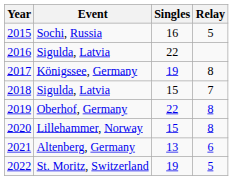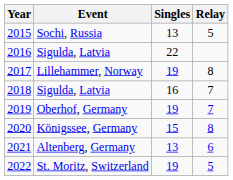(172, 33) 16 -> (172, 33) 13
(87, 71) Königssee, Germany -> (90, 71) Lillehammer, Norway
(172, 90) 15 -> (172, 90) 16
(172, 109) 22 -> (172, 109) 19
(210, 109) 8 -> (210, 109) 7
(90, 128) Lillehammer, Norway -> (87, 128) Königssee, Germany
